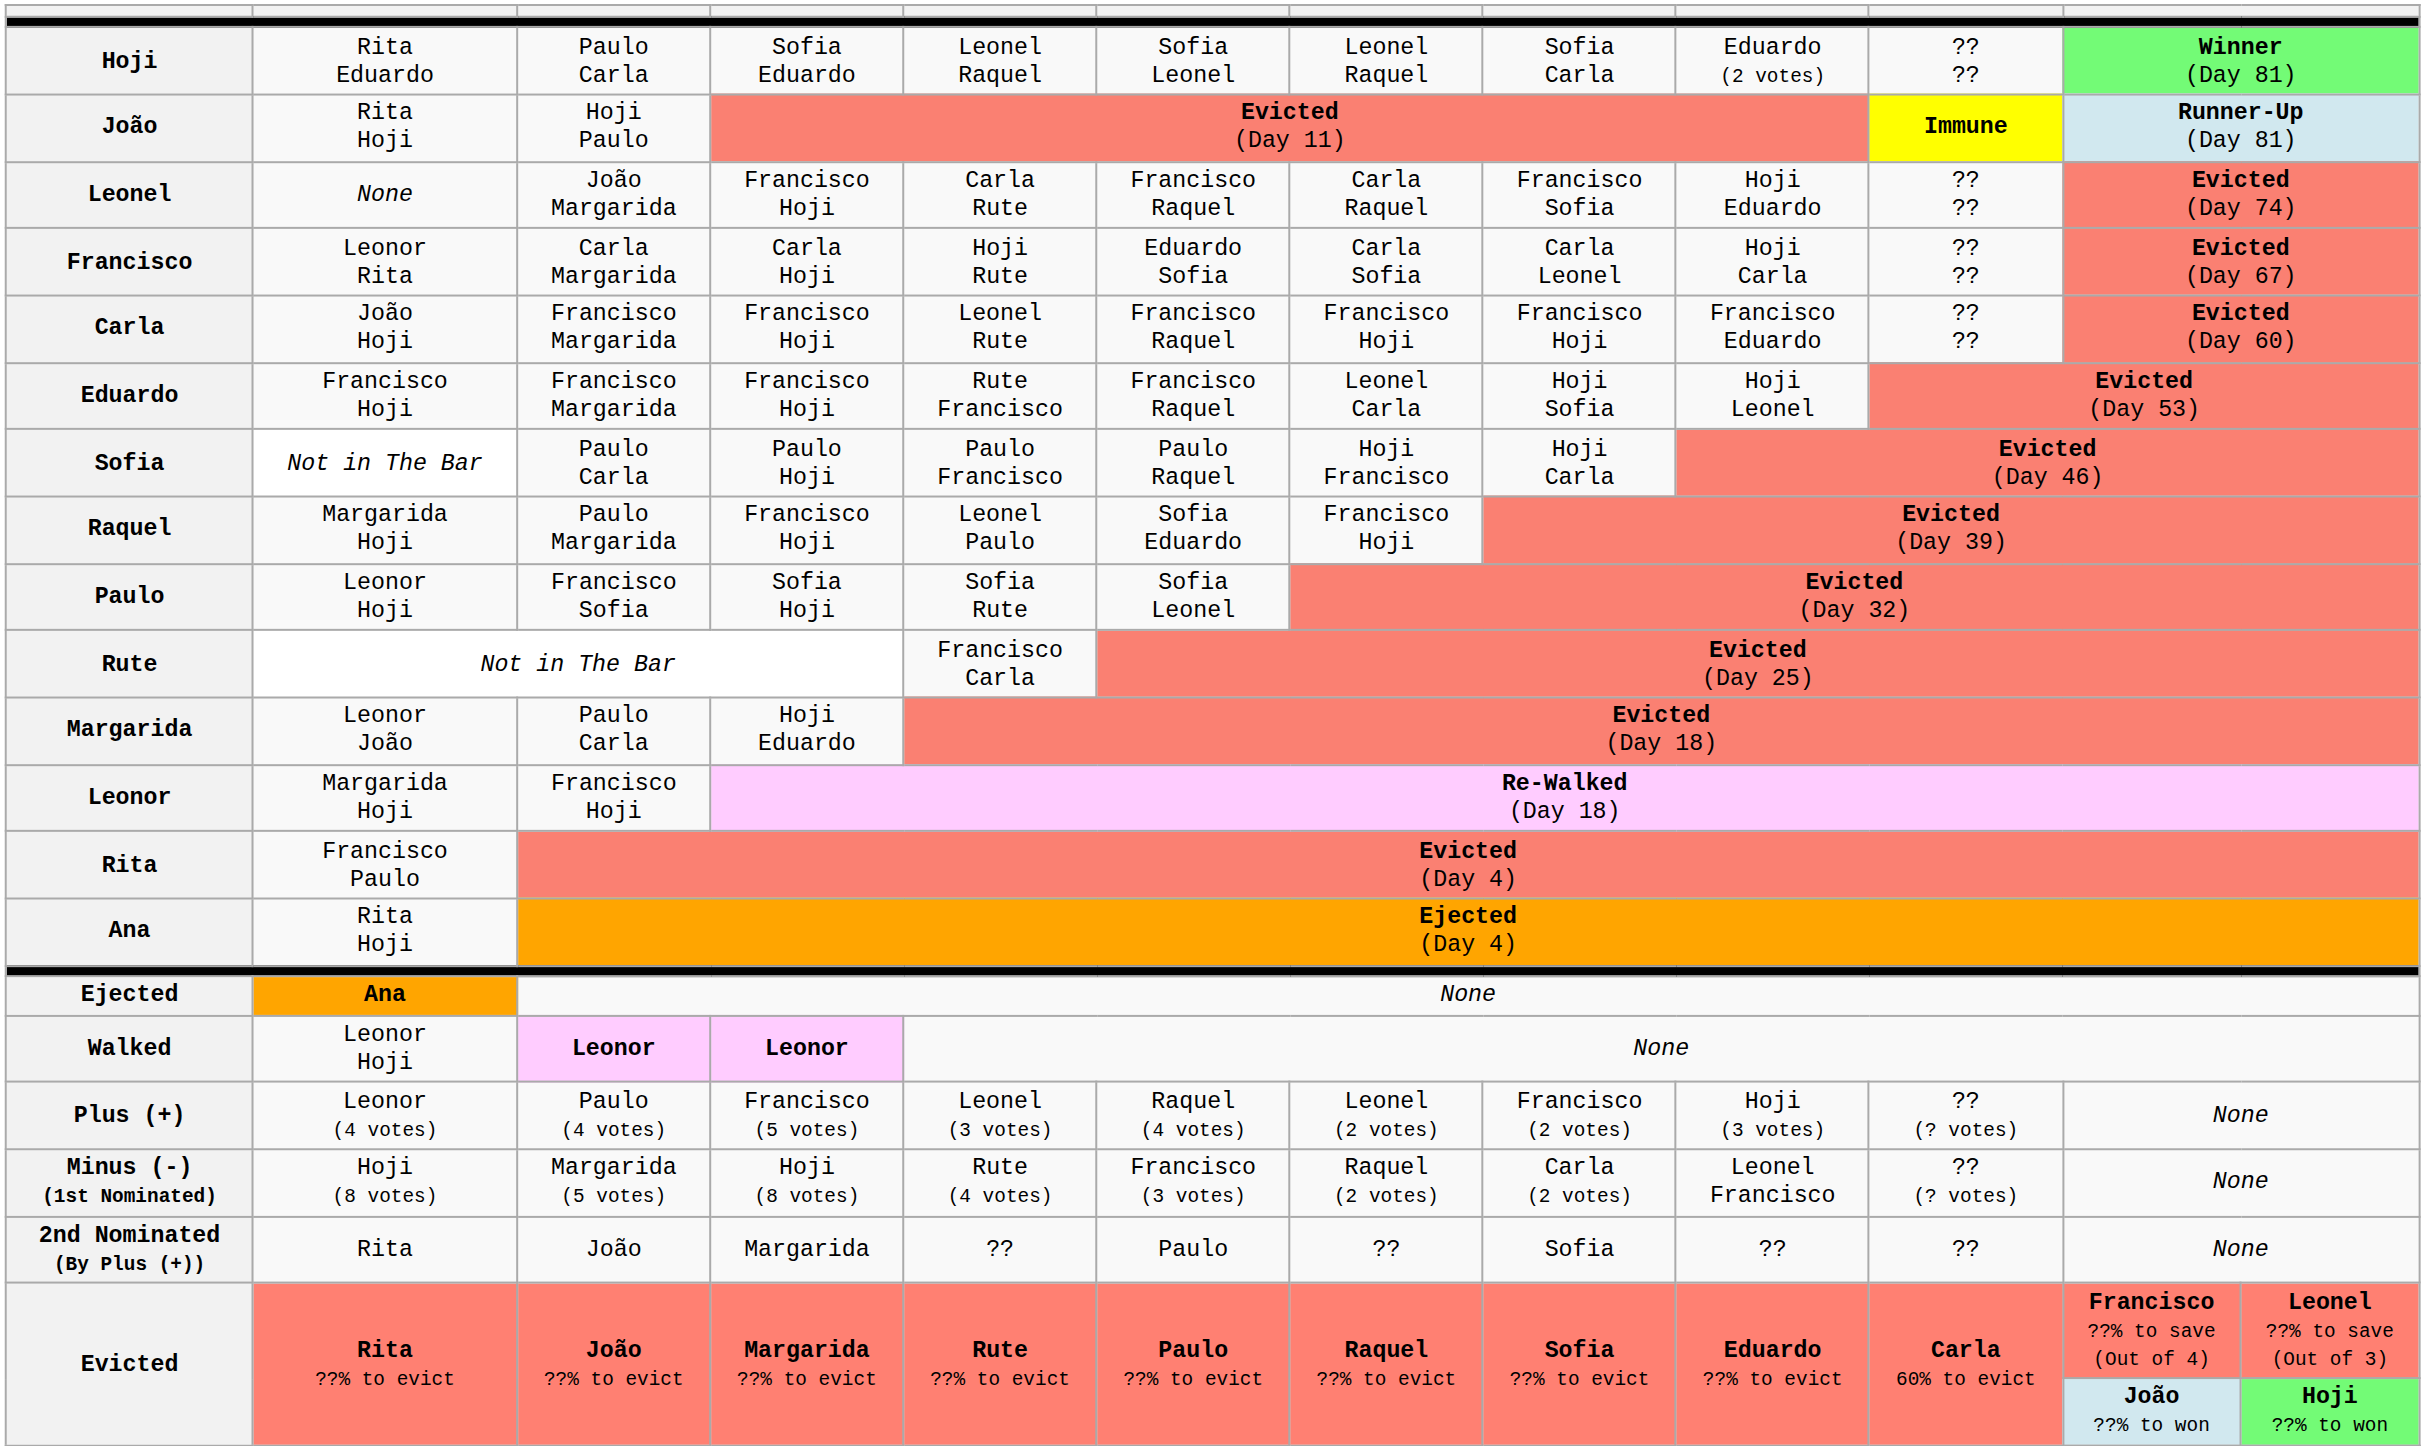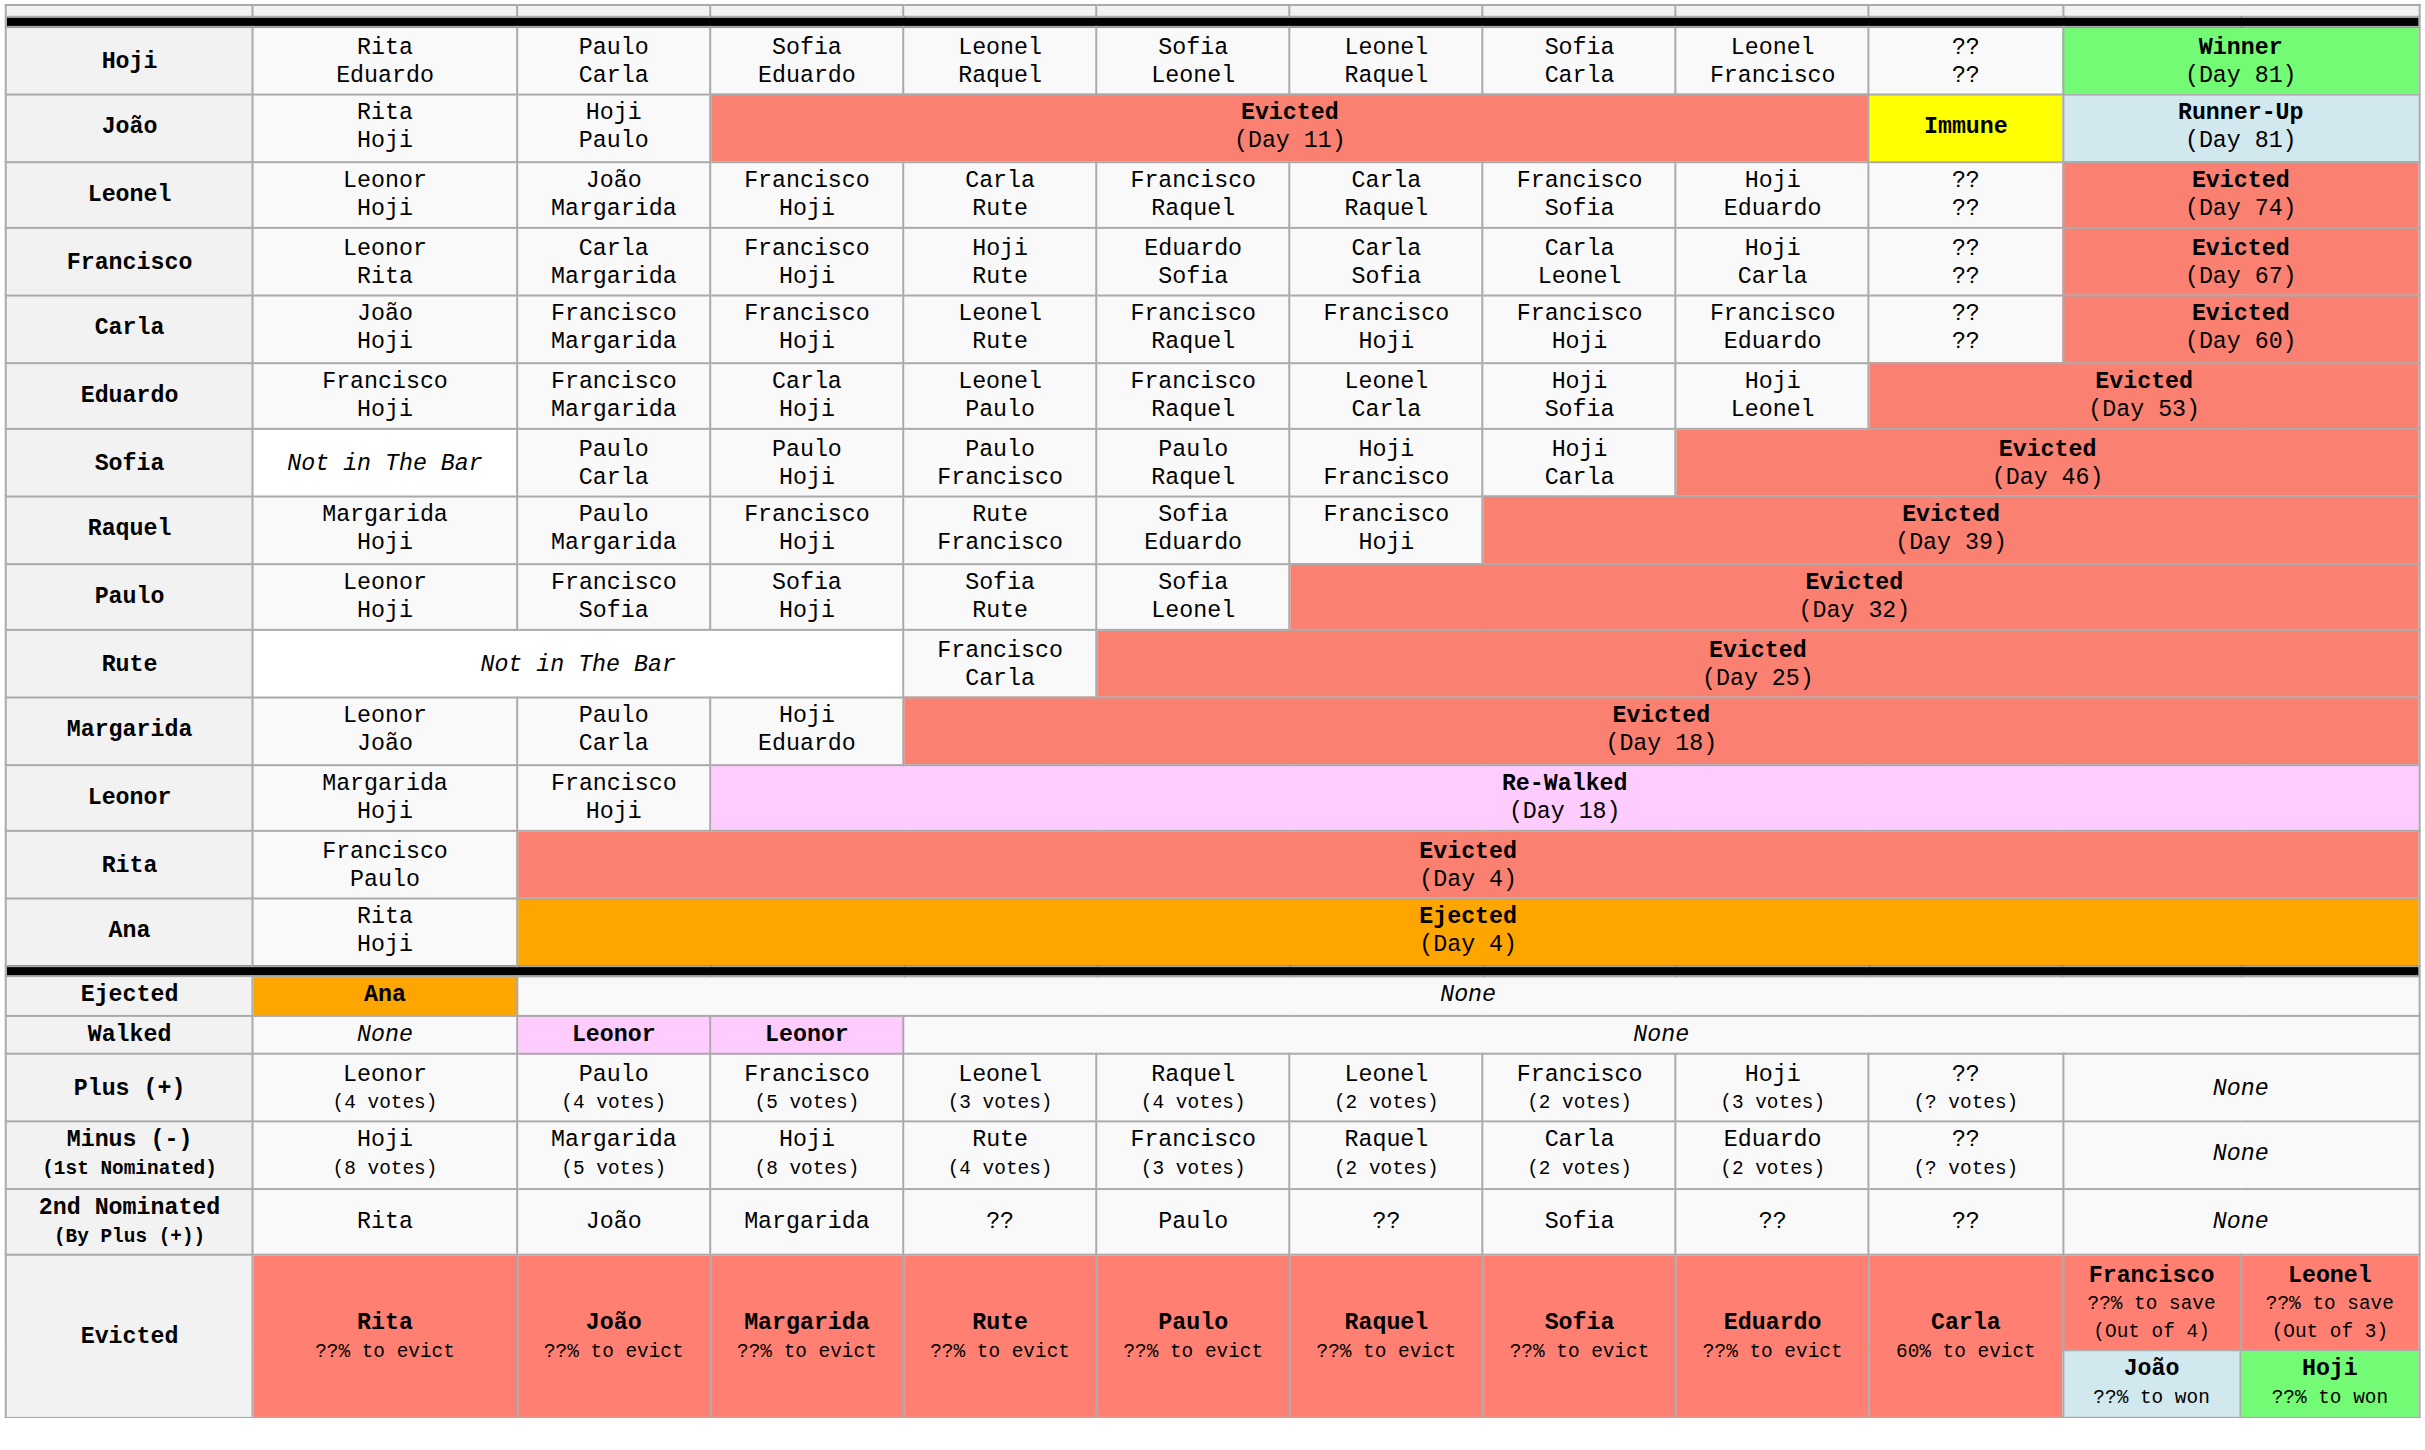(1773, 61) Eduardo (2 votes) -> (1773, 61) Leonel Francisco
(385, 195) None -> (385, 195) Leonor Hoji
(807, 262) Carla Hoji -> (807, 262) Francisco Hoji
(807, 396) Francisco Hoji -> (807, 396) Carla Hoji
(1000, 396) Rute Francisco -> (1000, 396) Leonel Paulo
(1000, 530) Leonel Paulo -> (1000, 530) Rute Francisco
(385, 1049) Leonor Hoji -> (385, 1035) None
(1773, 1183) Leonel Francisco -> (1773, 1155) Eduardo (2 votes)
